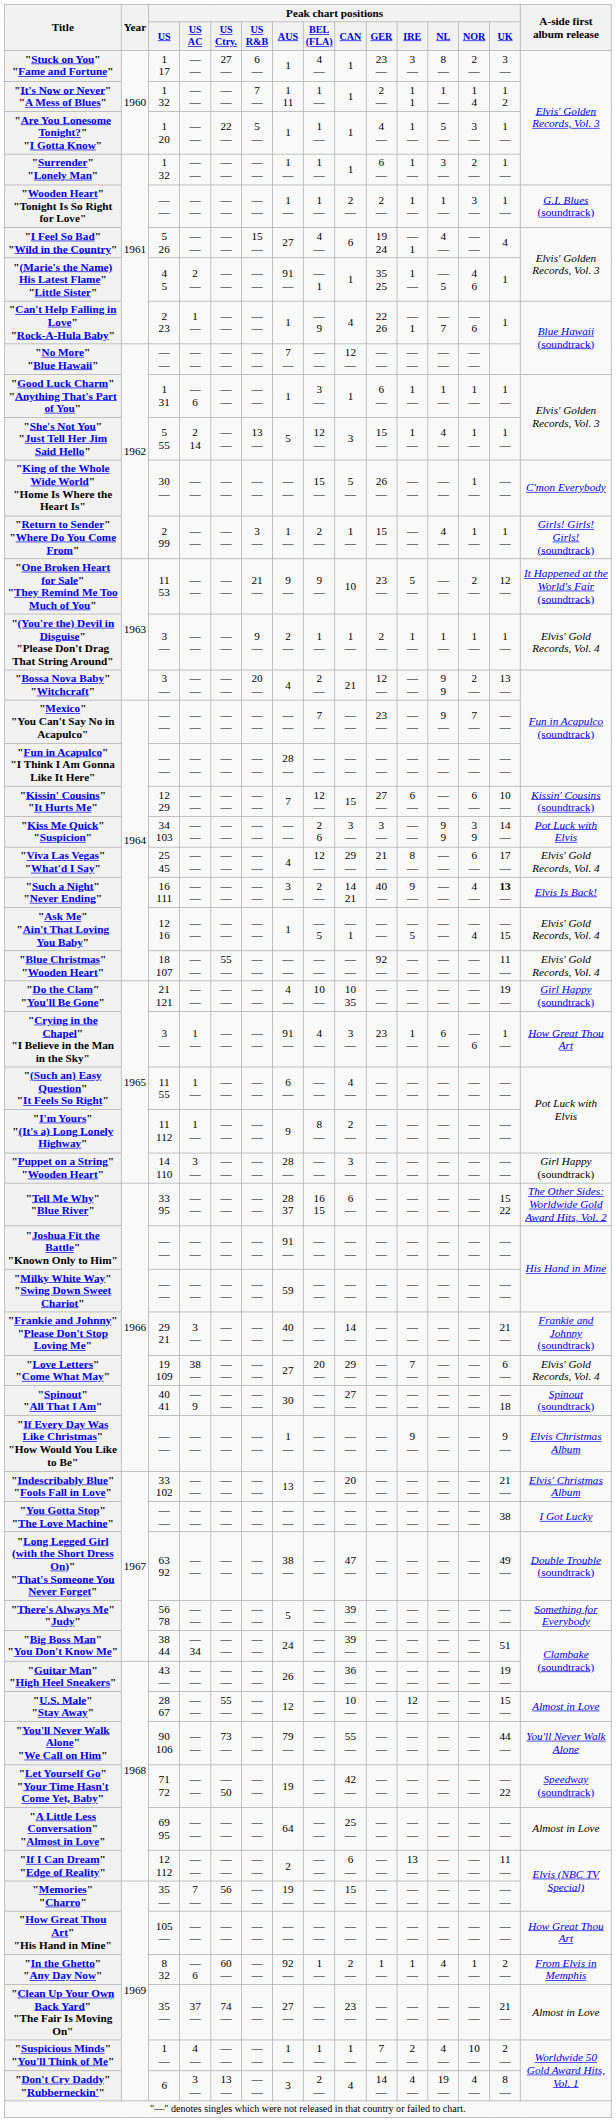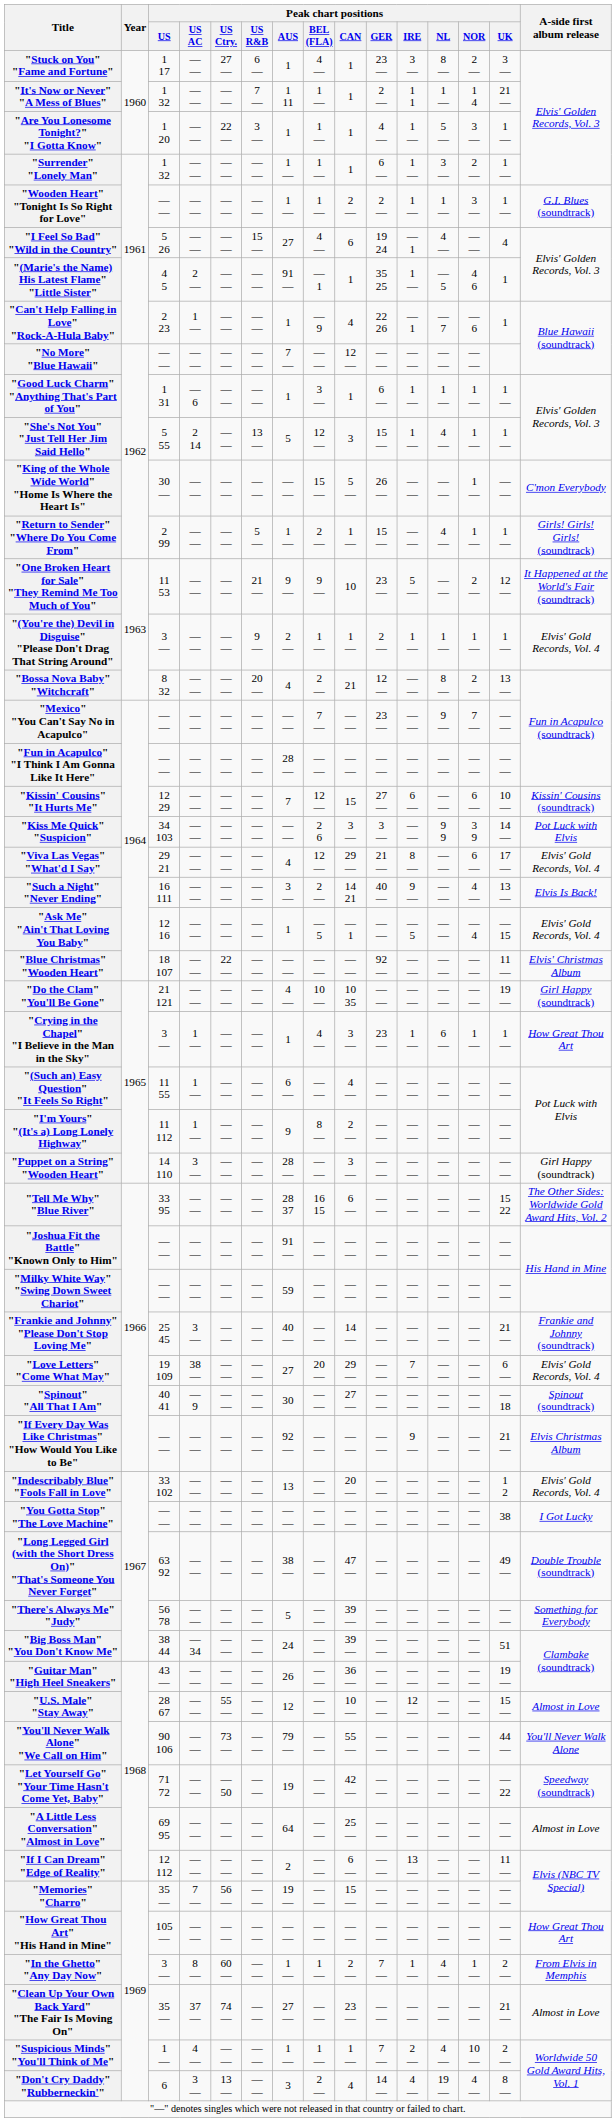(505, 96) 1 2 -> (505, 96) 21 —
(257, 132) 5 — -> (257, 132) 3 —
(257, 537) 3 — -> (257, 537) 5 —
(164, 685) 3 — -> (164, 685) 8 32
(443, 685) 9 9 -> (443, 685) 8 —
(164, 862) 25 45 -> (164, 862) 29 21
(505, 892) bold -> (505, 892) normal
(226, 965) 55 — -> (226, 965) 22 —
(566, 965) Elvis' Gold Records, Vol. 4 -> (566, 965) Elvis' Christmas Album
(288, 1039) 91 — -> (288, 1039) 1
(474, 1039) — 6 -> (474, 1039) 1 —
(164, 1333) 29 21 -> (164, 1333) 25 45
(288, 1443) 1 — -> (288, 1443) 92 —
(505, 1443) 9 — -> (505, 1443) 21 —
(505, 1486) 21 — -> (505, 1486) 1 2
(566, 1486) Elvis' Christmas Album -> (566, 1486) Elvis' Gold Records, Vol. 4
(164, 1969) 8 32 -> (164, 1969) 3 —
(195, 1969) — 6 -> (195, 1969) 8 —
(288, 1969) 92 — -> (288, 1969) 1 —
(381, 1969) 1 — -> (381, 1969) 7 —
